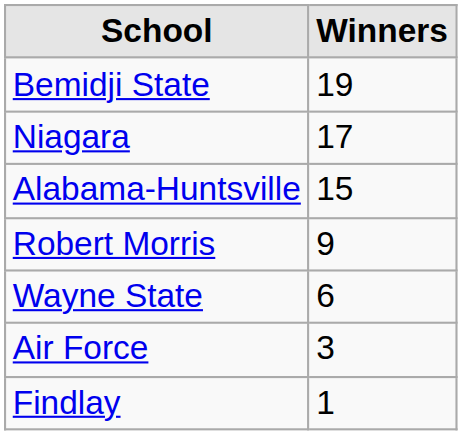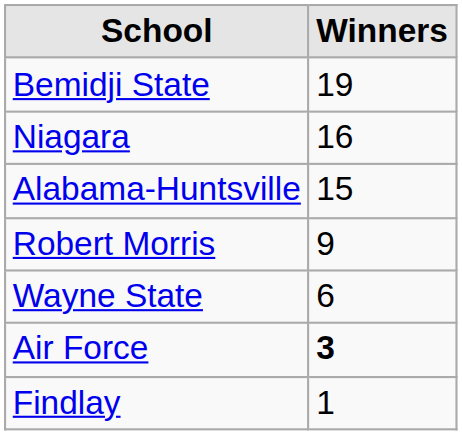(335, 137) 17 -> (335, 137) 16
(326, 349) normal -> (326, 349) bold
